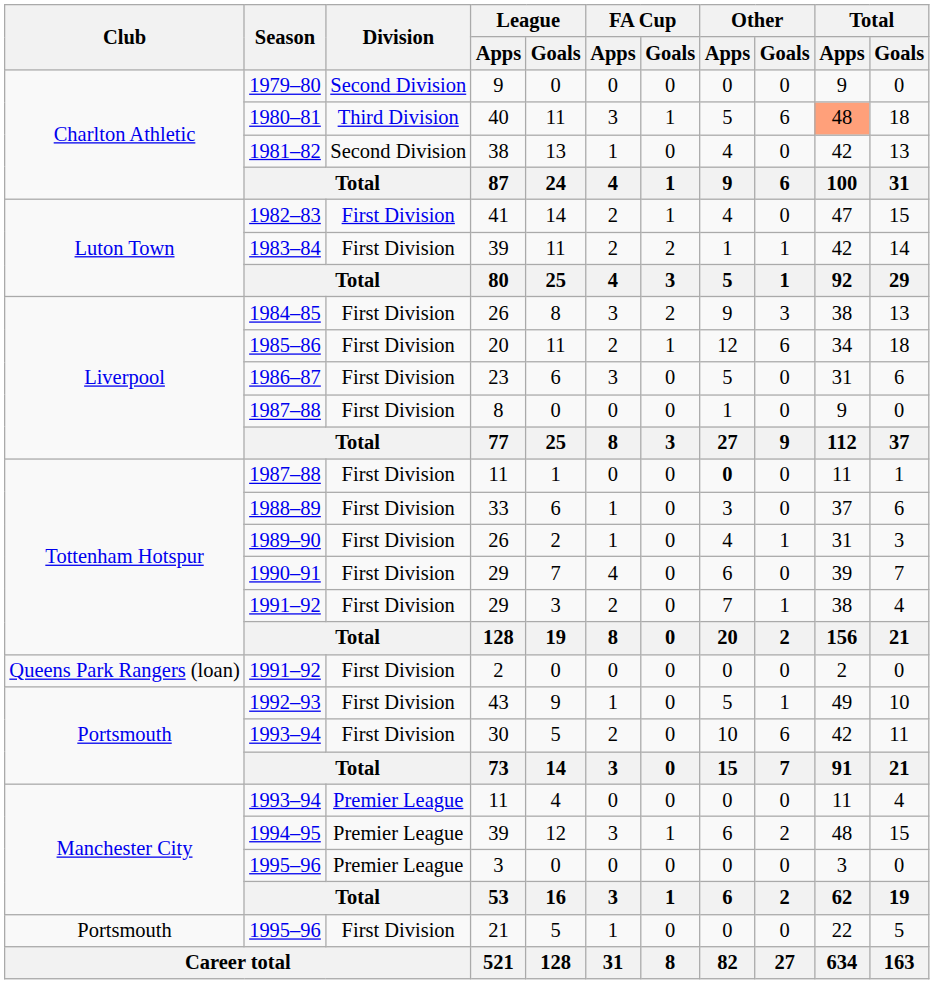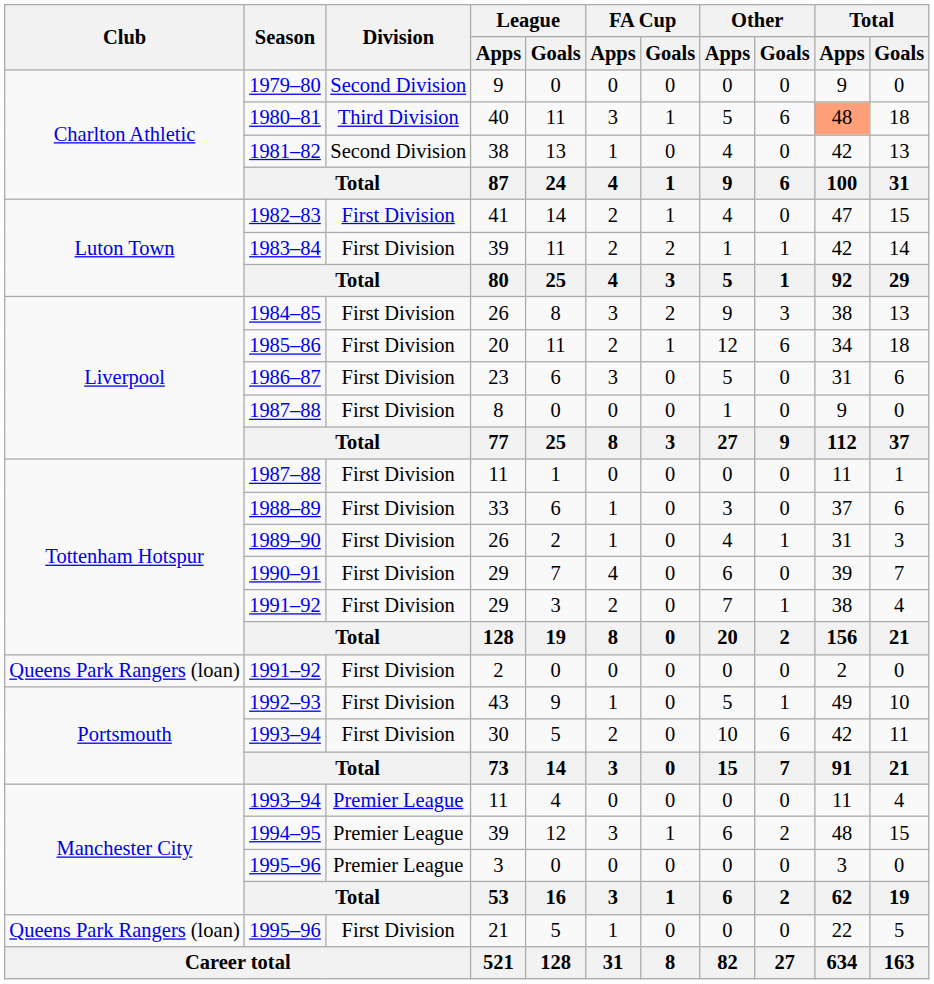(727, 475) bold -> (727, 475) normal
(125, 930) Portsmouth -> (125, 930) Queens Park Rangers (loan)
